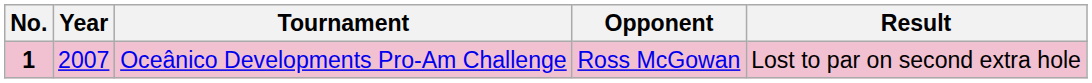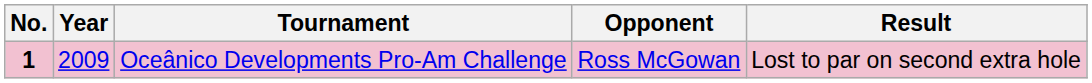(84, 60) 2007 -> (84, 60) 2009
